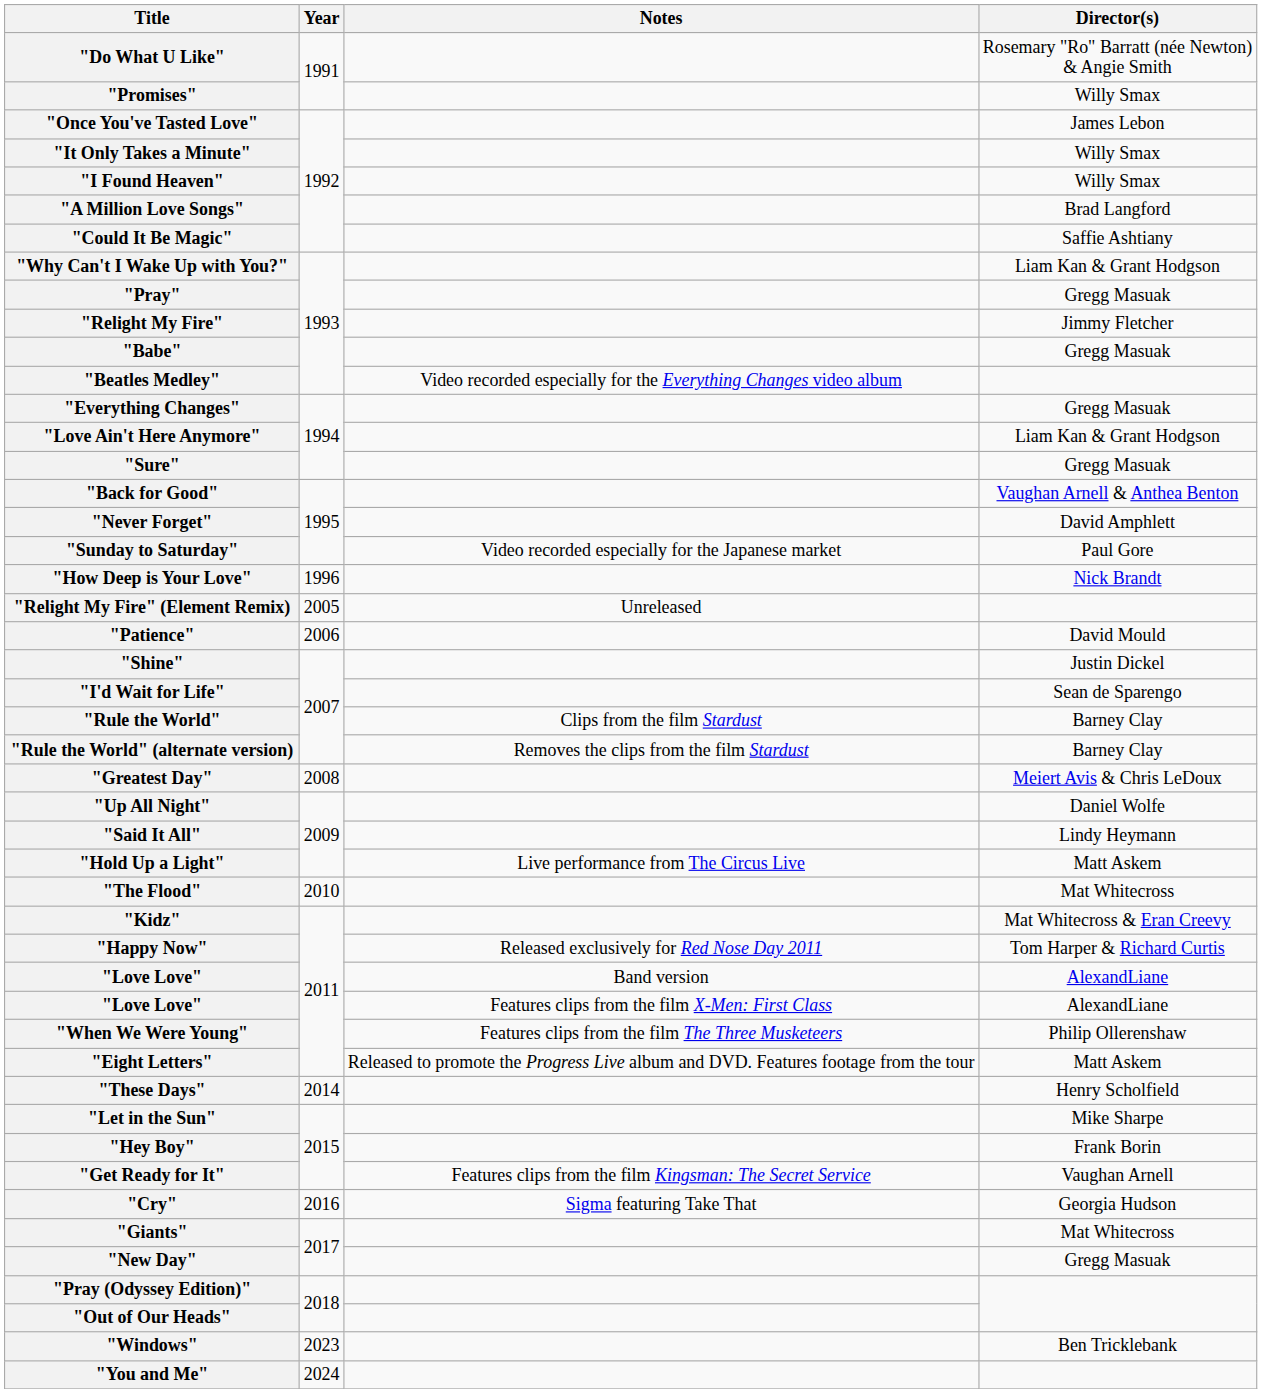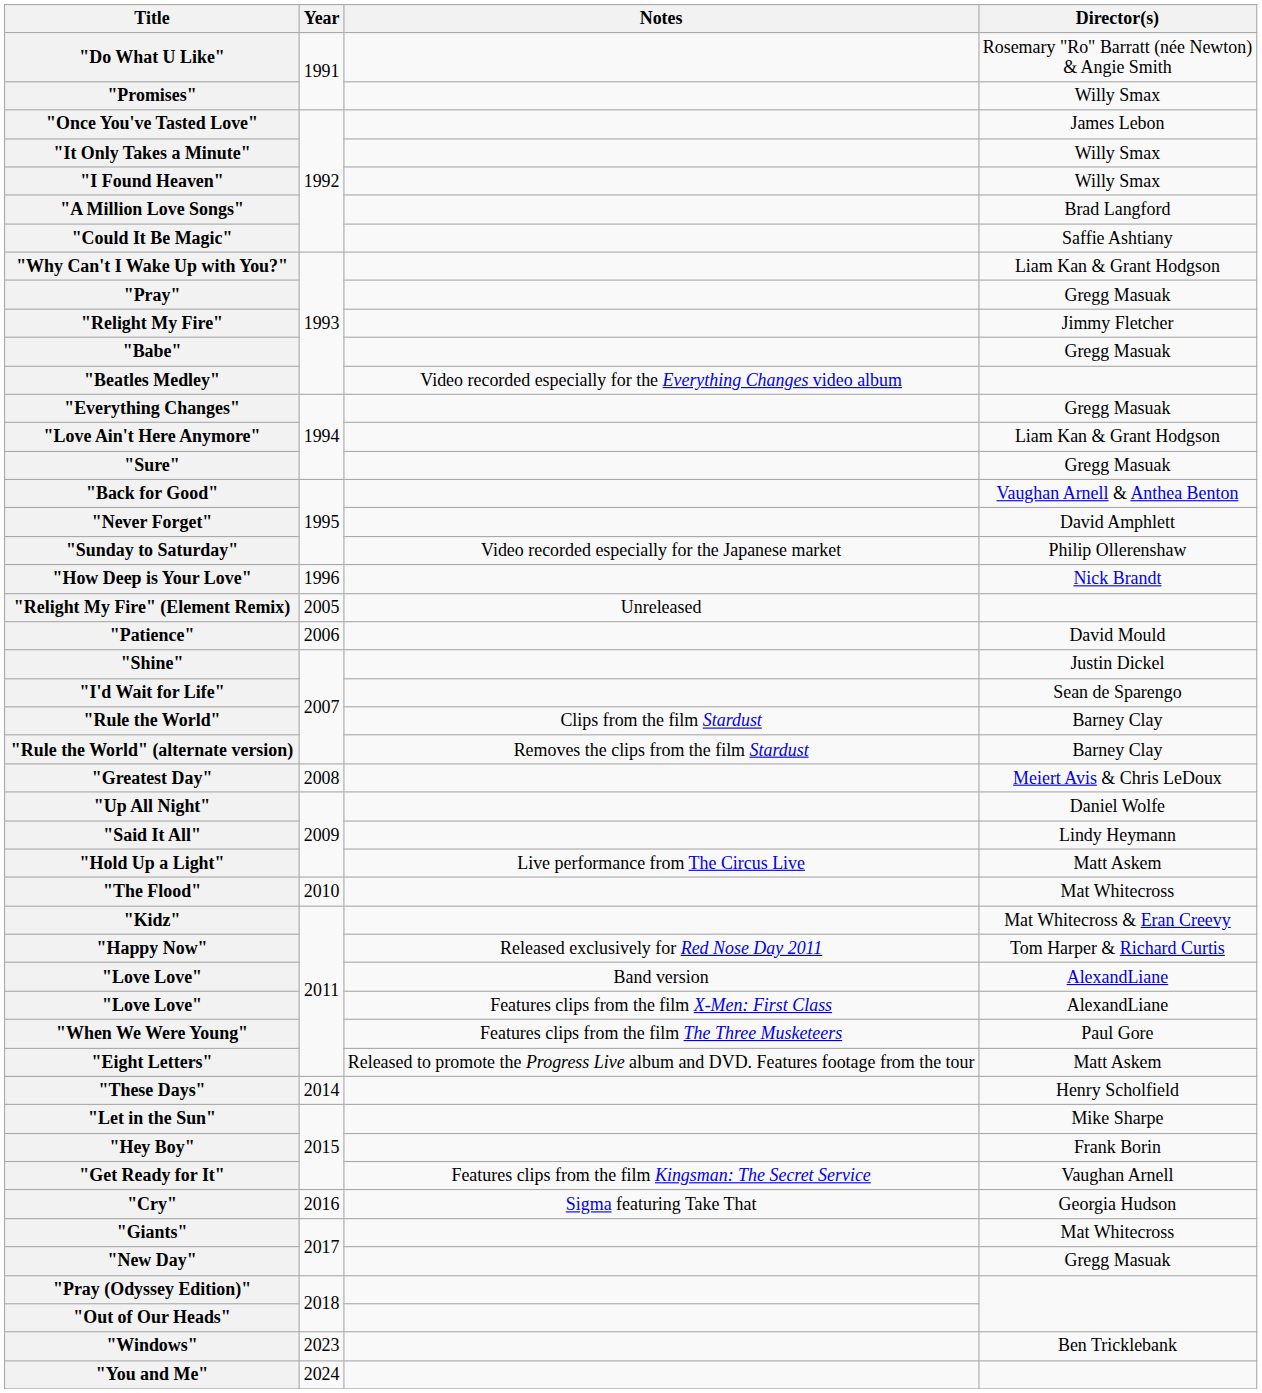(1117, 550) Paul Gore -> (1117, 550) Philip Ollerenshaw
(1117, 1033) Philip Ollerenshaw -> (1117, 1033) Paul Gore
